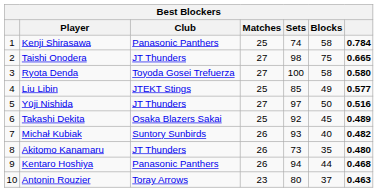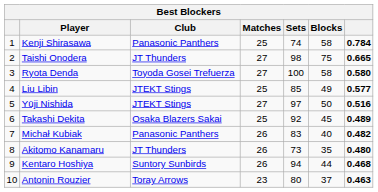(159, 104) JT Thunders -> (162, 104) JTEKT Stings
(169, 134) Suntory Sunbirds -> (175, 134) Panasonic Panthers
(296, 134) 93 -> (296, 134) 83
(175, 165) Panasonic Panthers -> (169, 165) Suntory Sunbirds
